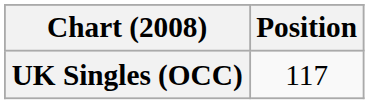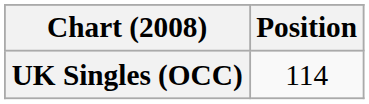(307, 74) 117 -> (307, 74) 114
